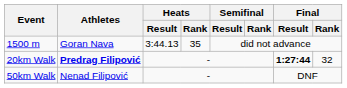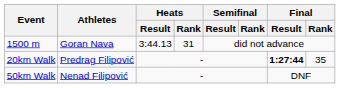(195, 44) 35 -> (189, 44) 31
(100, 60) bold -> (97, 60) normal
(327, 60) 32 -> (320, 60) 35
